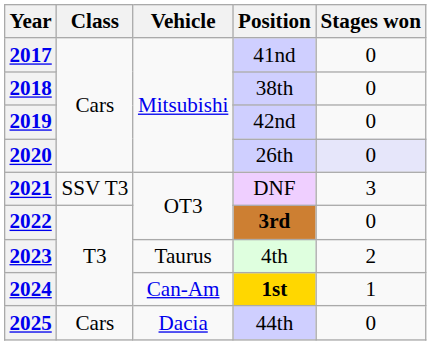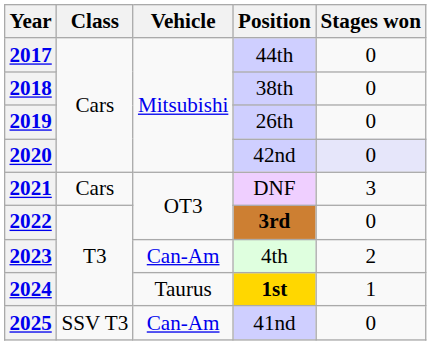(274, 54) 41nd -> (274, 54) 44th
(274, 121) 42nd -> (274, 121) 26th
(274, 155) 26th -> (274, 155) 42nd
(95, 188) SSV T3 -> (95, 188) Cars
(183, 255) Taurus -> (183, 255) Can-Am
(183, 289) Can-Am -> (183, 289) Taurus
(95, 322) Cars -> (95, 322) SSV T3
(183, 322) Dacia -> (183, 322) Can-Am
(274, 322) 44th -> (274, 322) 41nd
